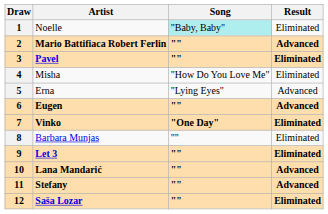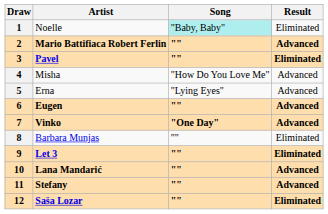(298, 75) Eliminated -> (298, 75) Advanced
(298, 122) Eliminated -> (298, 122) Advanced
